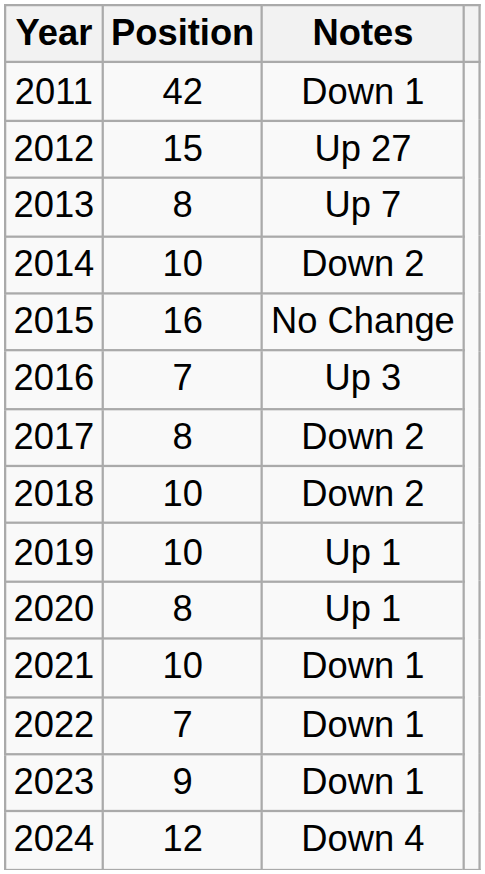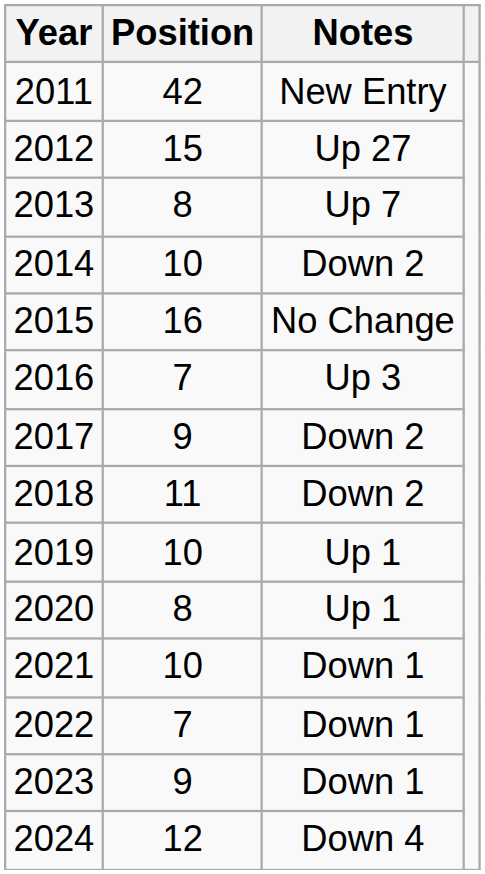(363, 90) Down 1 -> (363, 90) New Entry
(183, 436) 8 -> (183, 436) 9
(183, 494) 10 -> (183, 494) 11
